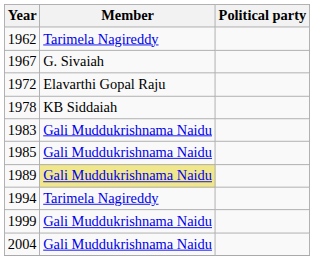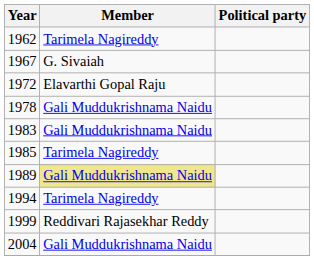(80, 107) KB Siddaiah -> (128, 107) Gali Muddukrishnama Naidu
(128, 152) Gali Muddukrishnama Naidu -> (101, 152) Tarimela Nagireddy
(128, 221) Gali Muddukrishnama Naidu -> (126, 221) Reddivari Rajasekhar Reddy
